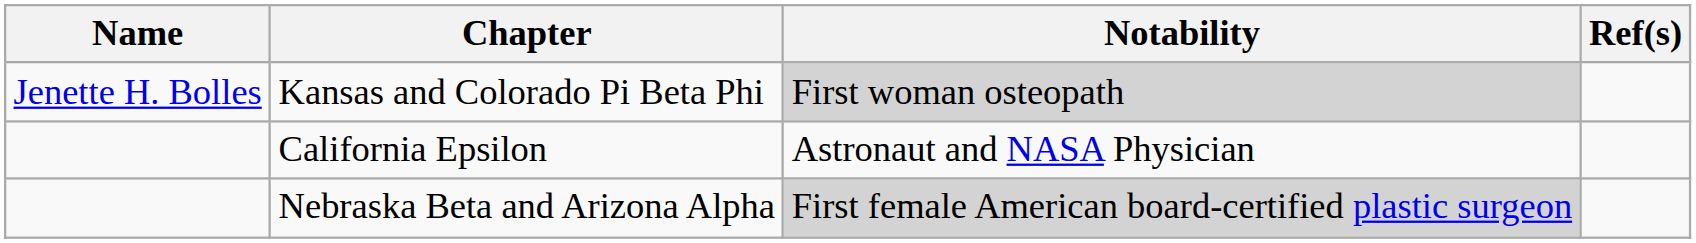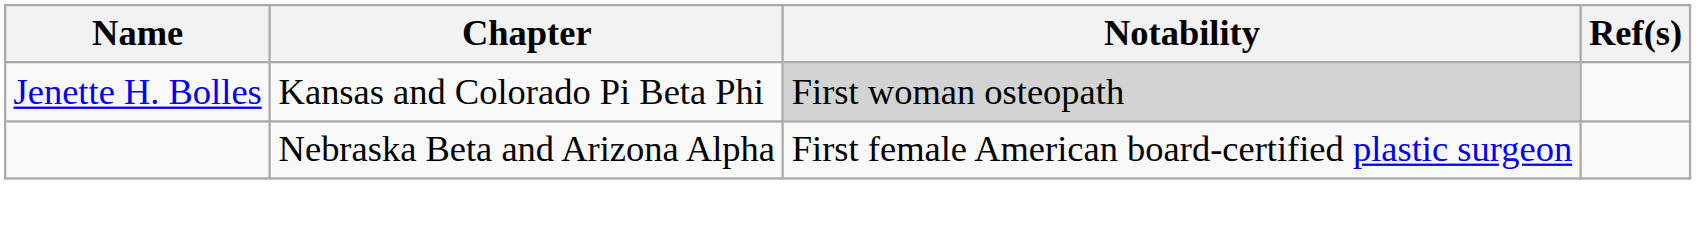- row: (413, 149)
(1182, 206) lightgrey background -> (1182, 149) no background
